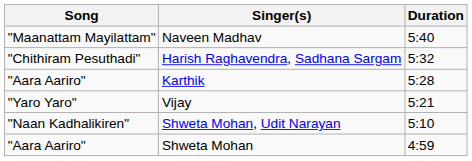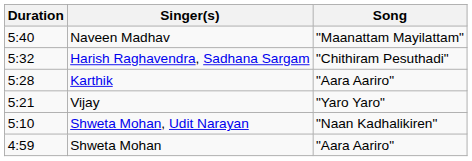columns swapped: (82, 15) <-> (436, 15)
